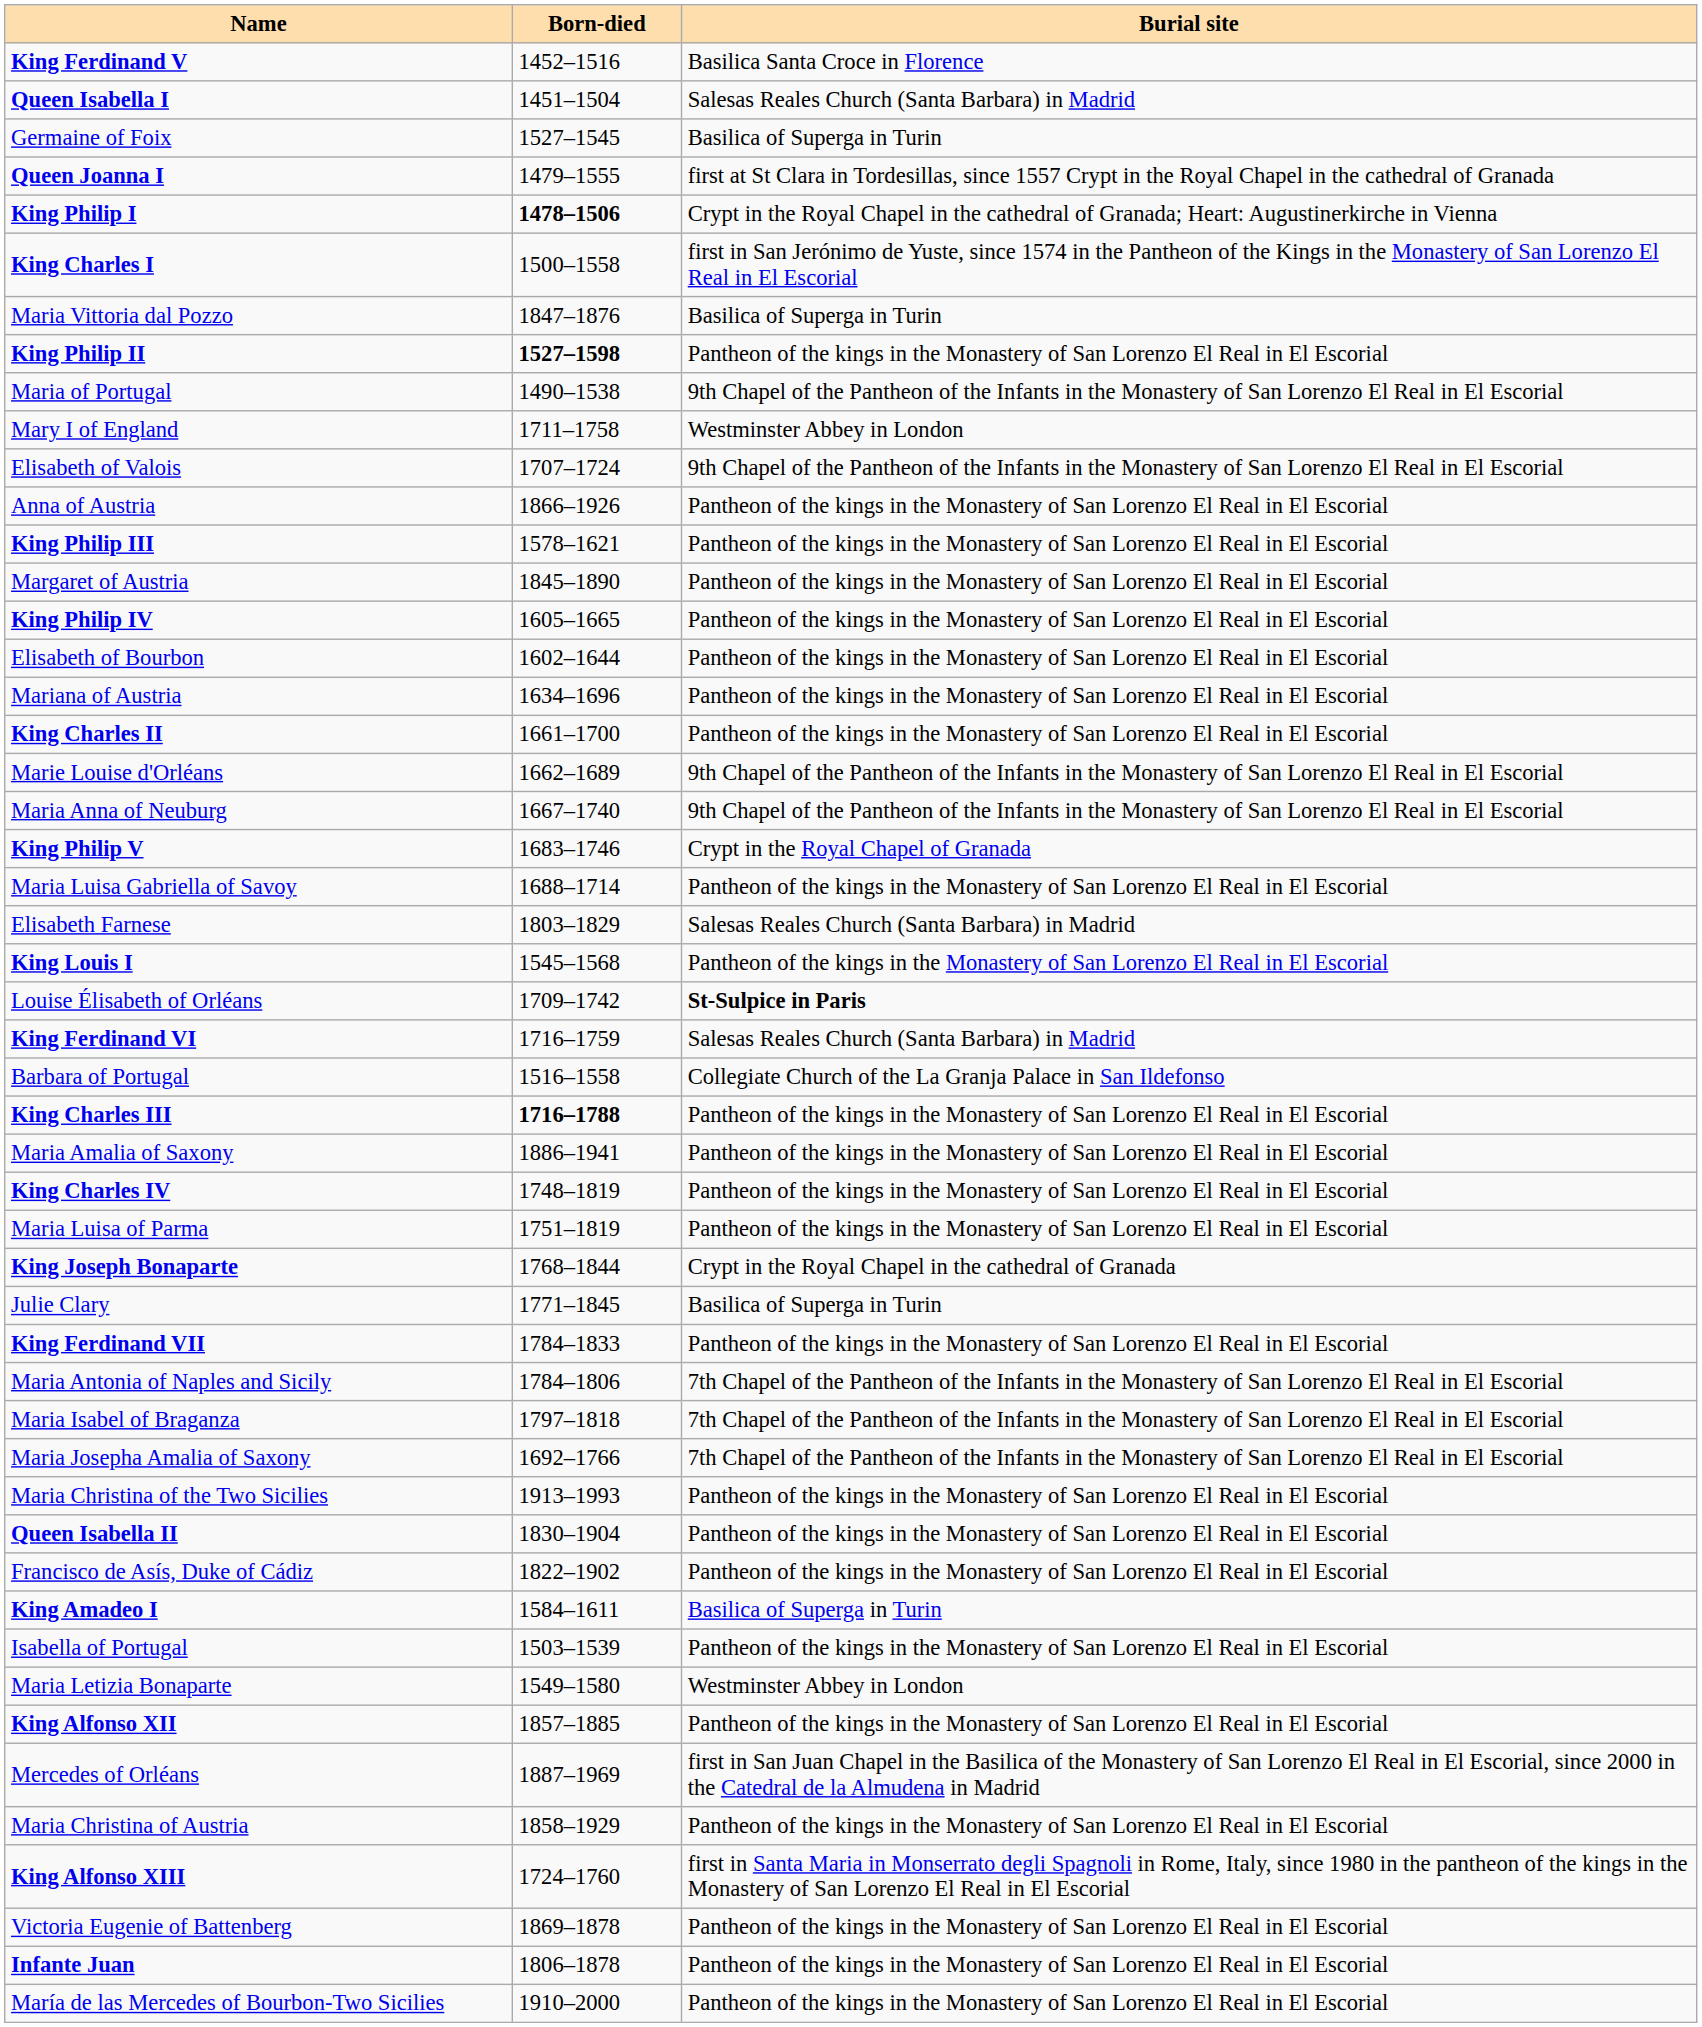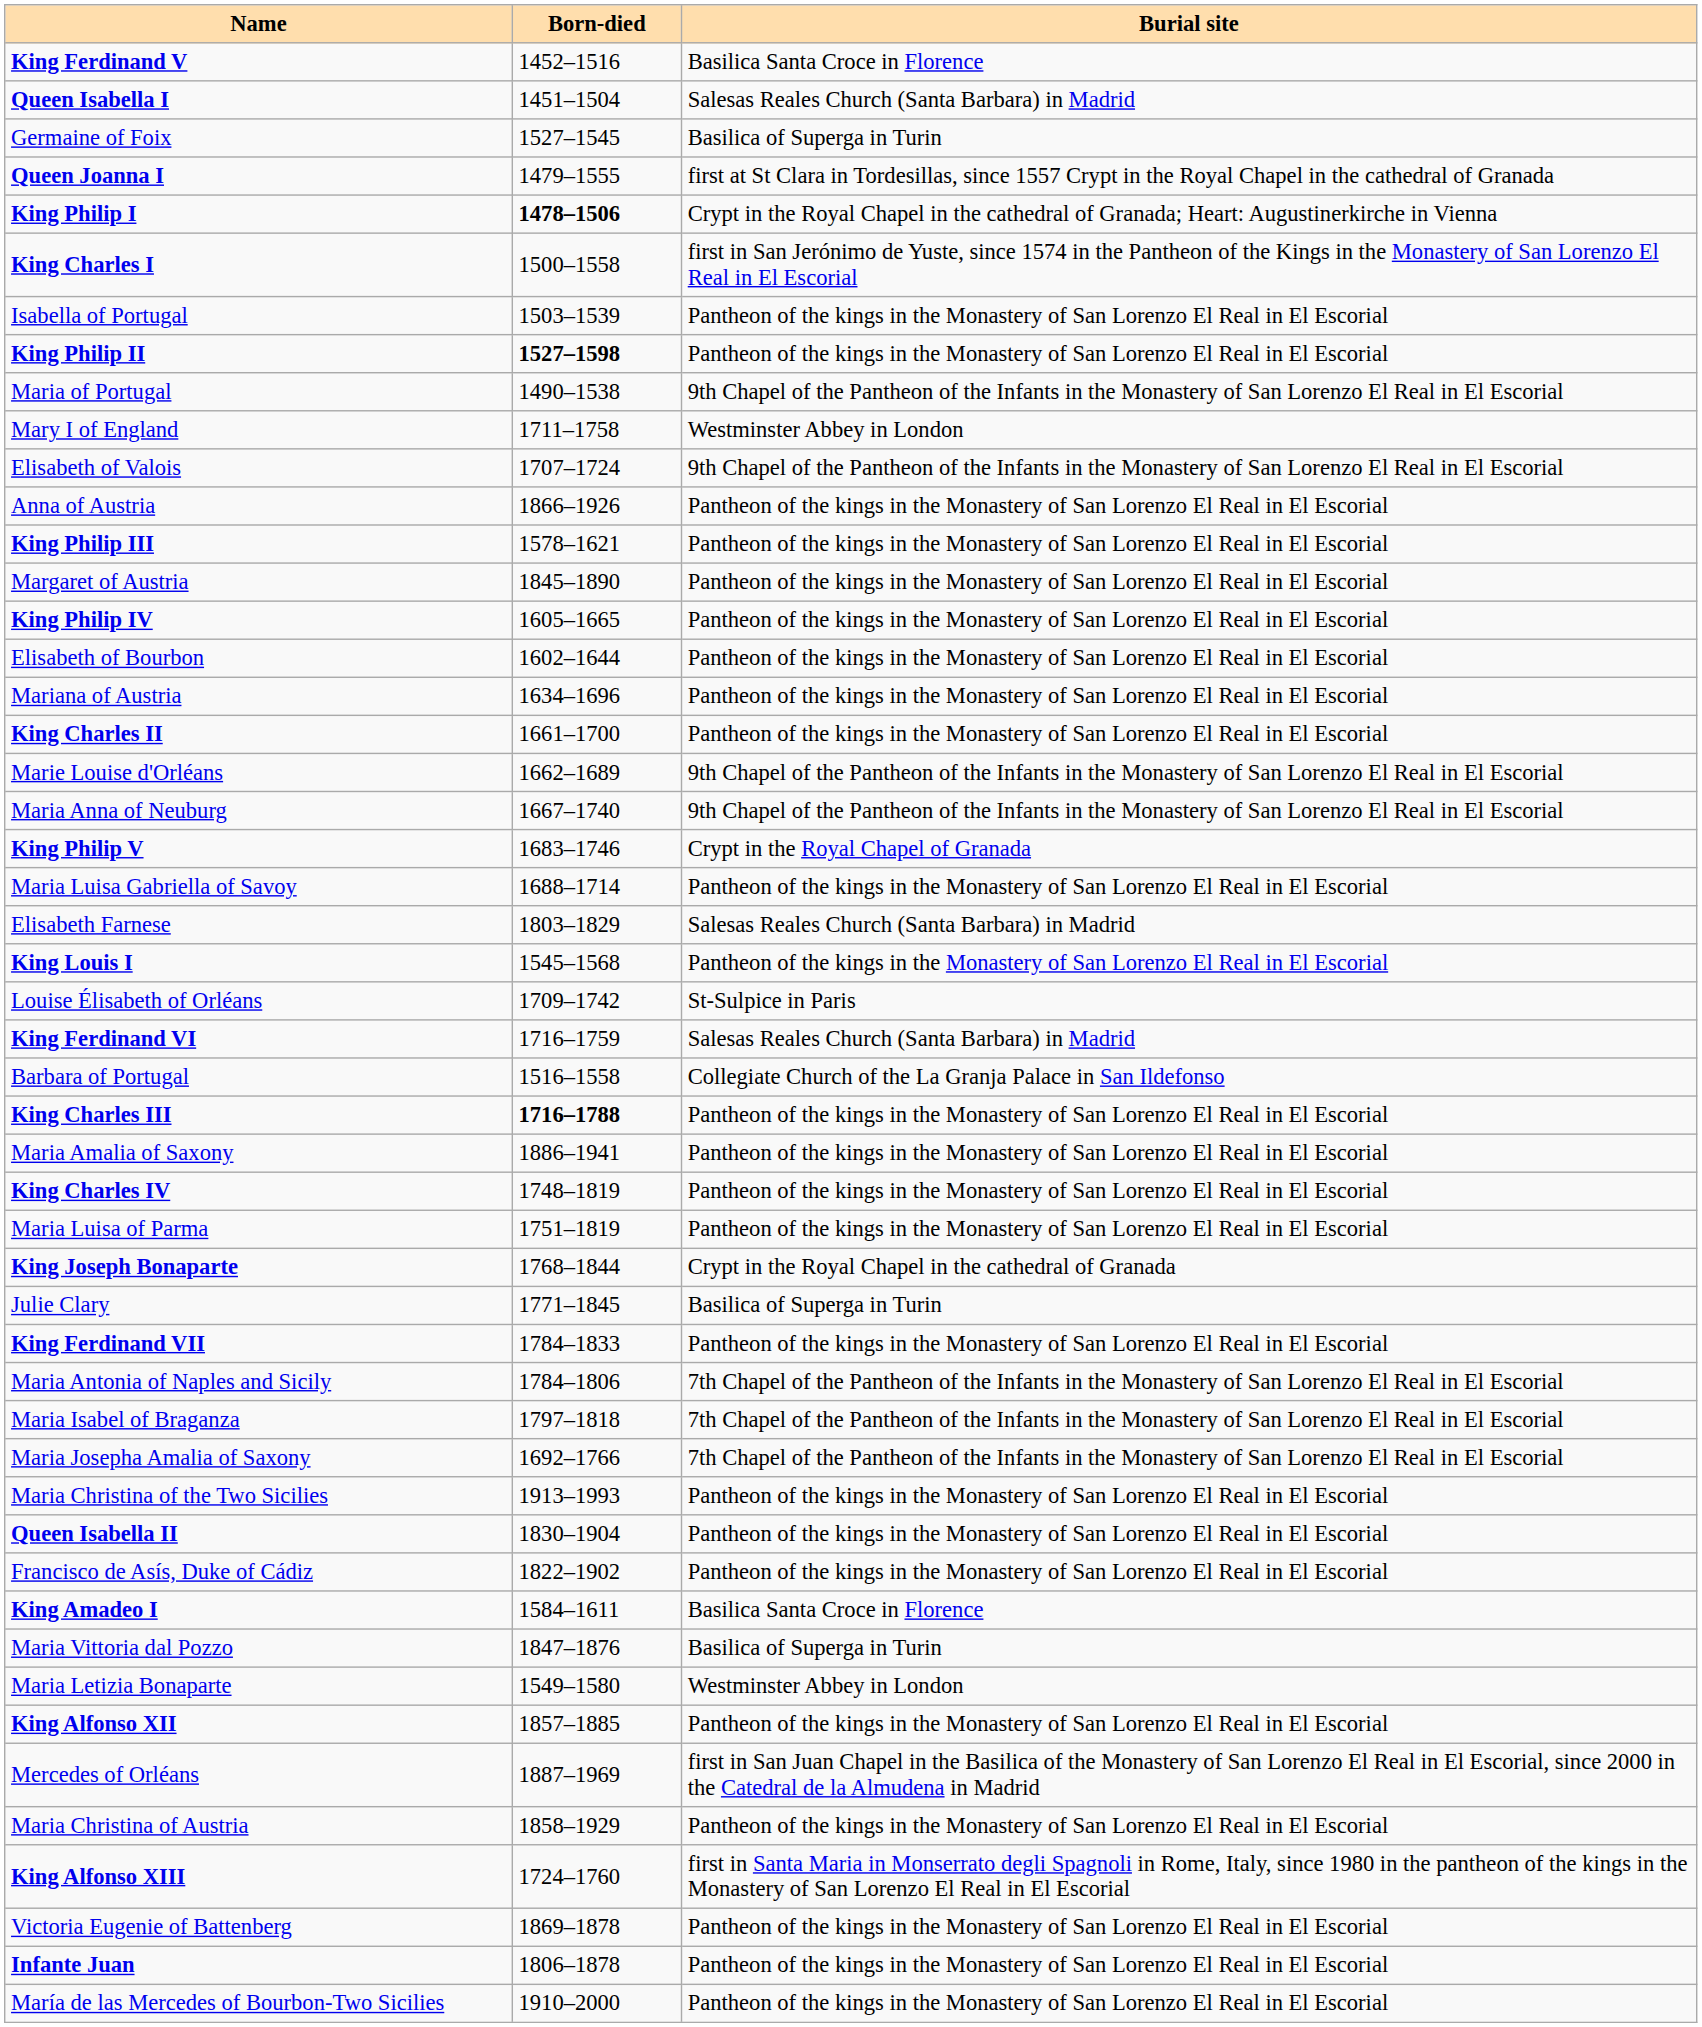rows swapped: (99, 1647) <-> (122, 315)
(777, 1000) bold -> (772, 1000) normal
(815, 1609) Basilica of Superga in Turin -> (836, 1609) Basilica Santa Croce in Florence
